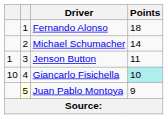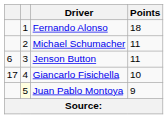(136, 43) 14 -> (135, 43) 11
(9, 59) 1 -> (9, 59) 6
(12, 74) 10 -> (12, 74) 17
(136, 74) paleturquoise background -> (136, 74) no background
